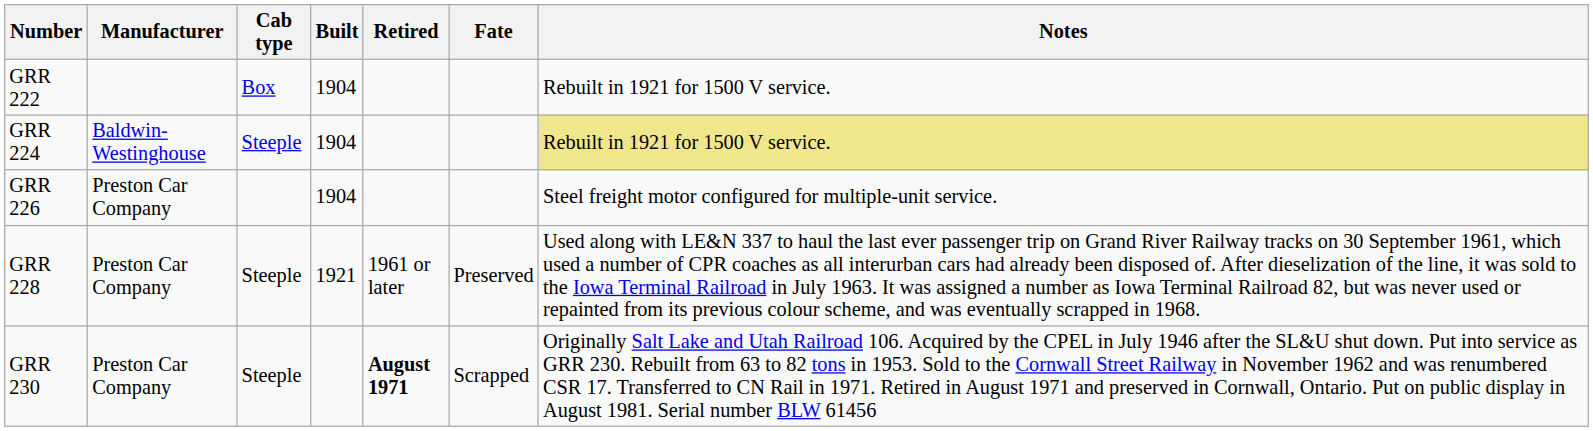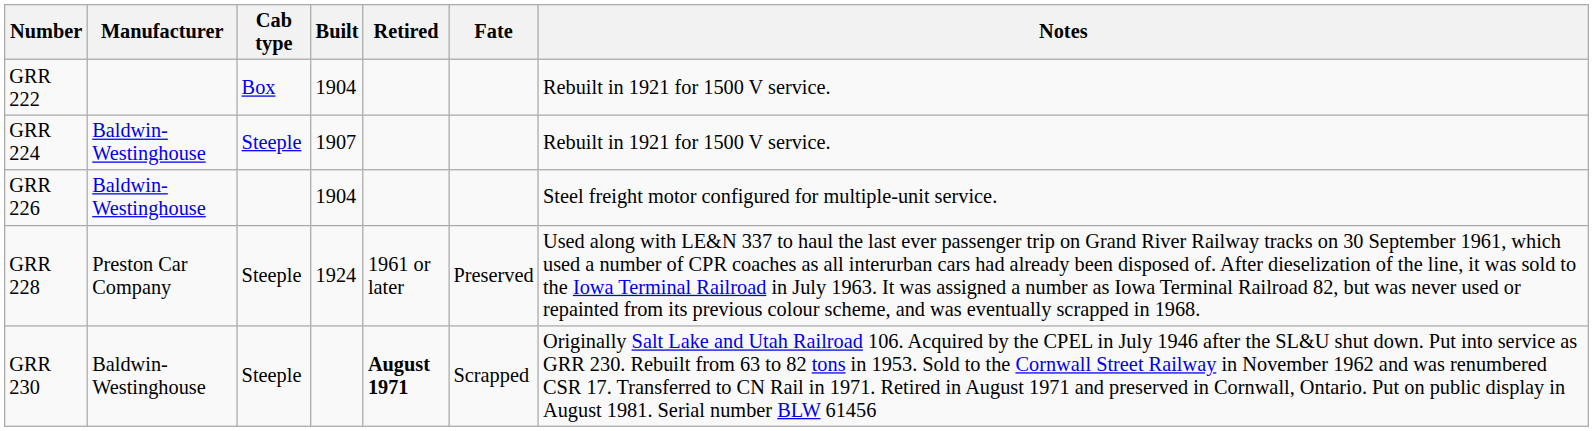(336, 142) 1904 -> (336, 142) 1907
(687, 142) khaki background -> (687, 142) no background
(140, 197) Preston Car Company -> (149, 197) Baldwin-Westinghouse
(336, 275) 1921 -> (336, 275) 1924
(140, 376) Preston Car Company -> (149, 376) Baldwin-Westinghouse
